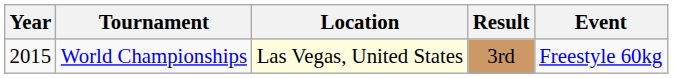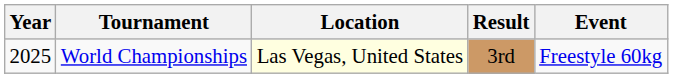(30, 56) 2015 -> (30, 56) 2025
